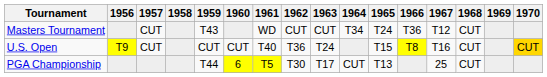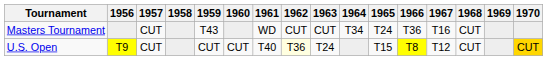(441, 30) T12 -> (441, 30) T16
(296, 47) no background -> (296, 47) lightyellow background
(441, 47) T16 -> (441, 47) T12
- row: (54, 64)
